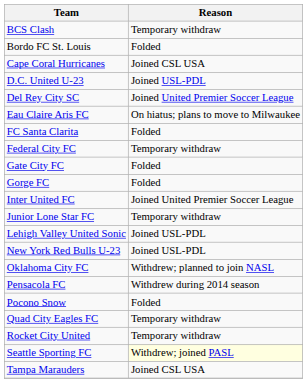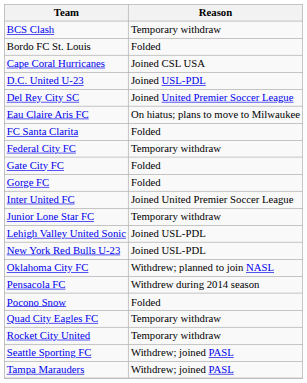(182, 353) lightyellow background -> (182, 353) no background
(168, 370) Joined CSL USA -> (182, 370) Withdrew; joined PASL
